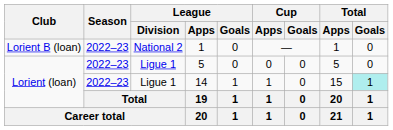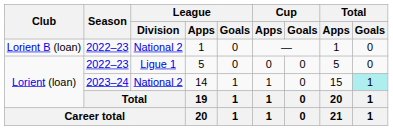(107, 82) 2022–23 -> (107, 82) 2023–24
(158, 82) Ligue 1 -> (158, 82) National 2
